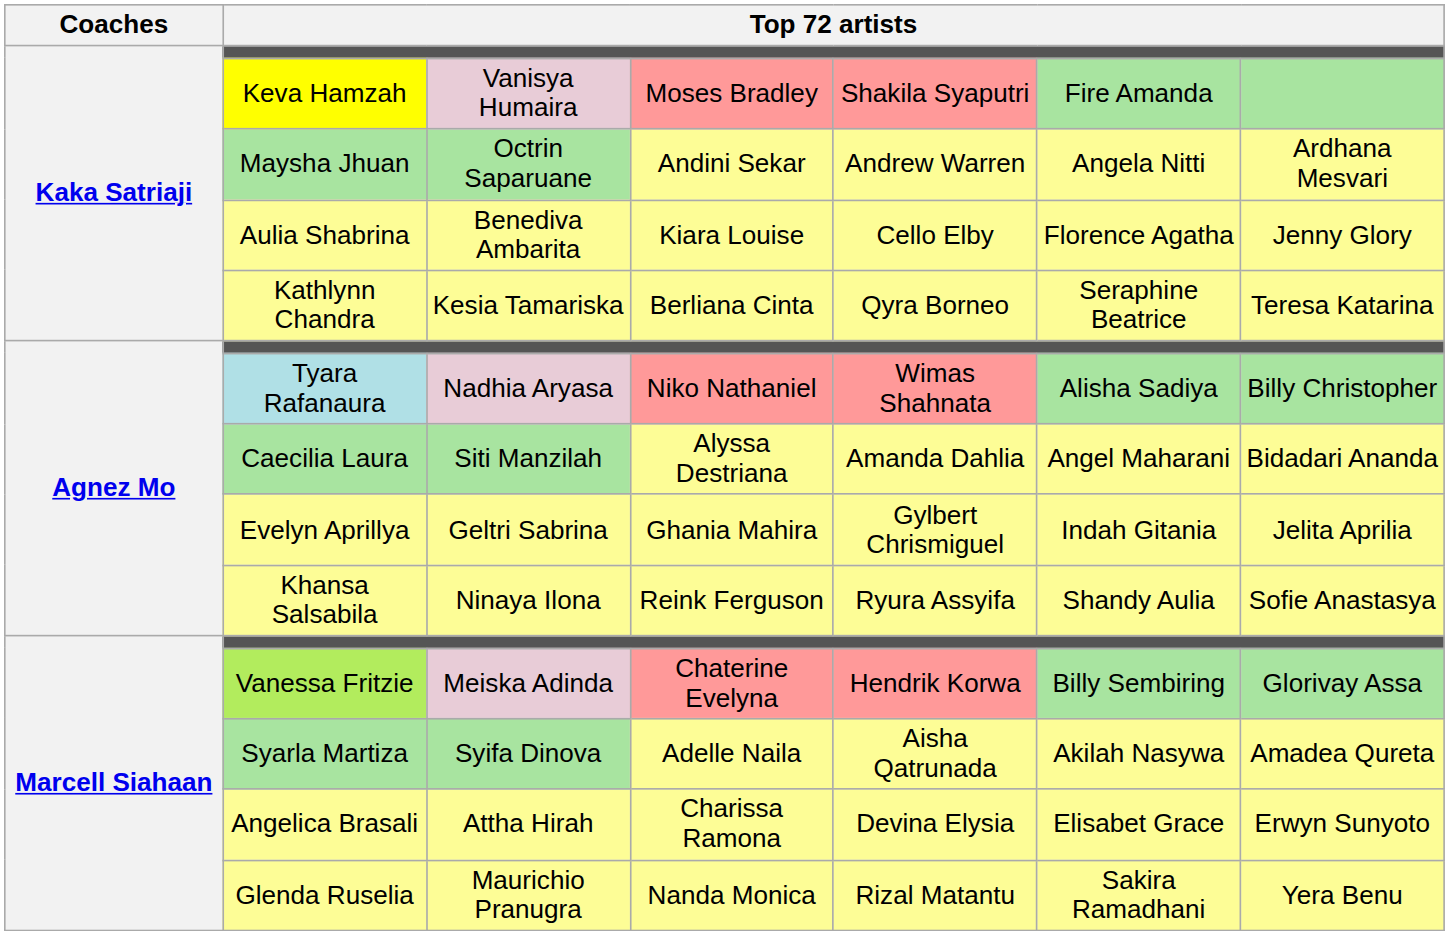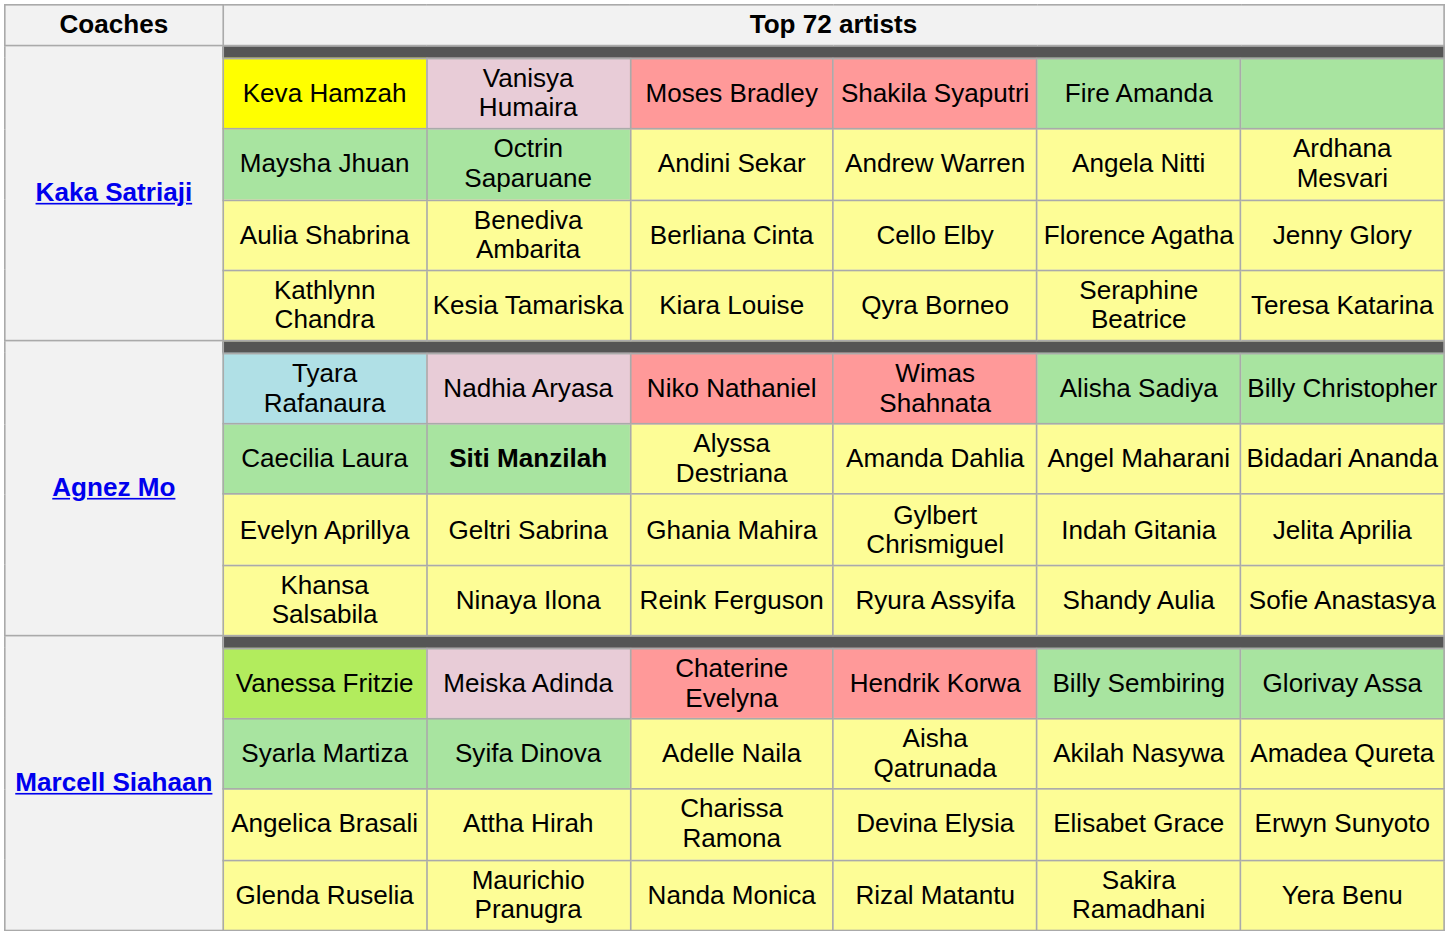(732, 234) Kiara Louise -> (732, 234) Berliana Cinta
(732, 305) Berliana Cinta -> (732, 305) Kiara Louise
(528, 458) normal -> (528, 458) bold
